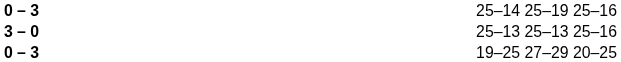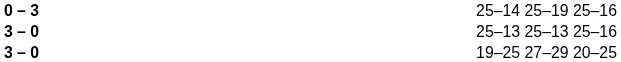(22, 52) 0 – 3 -> (22, 52) 3 – 0
